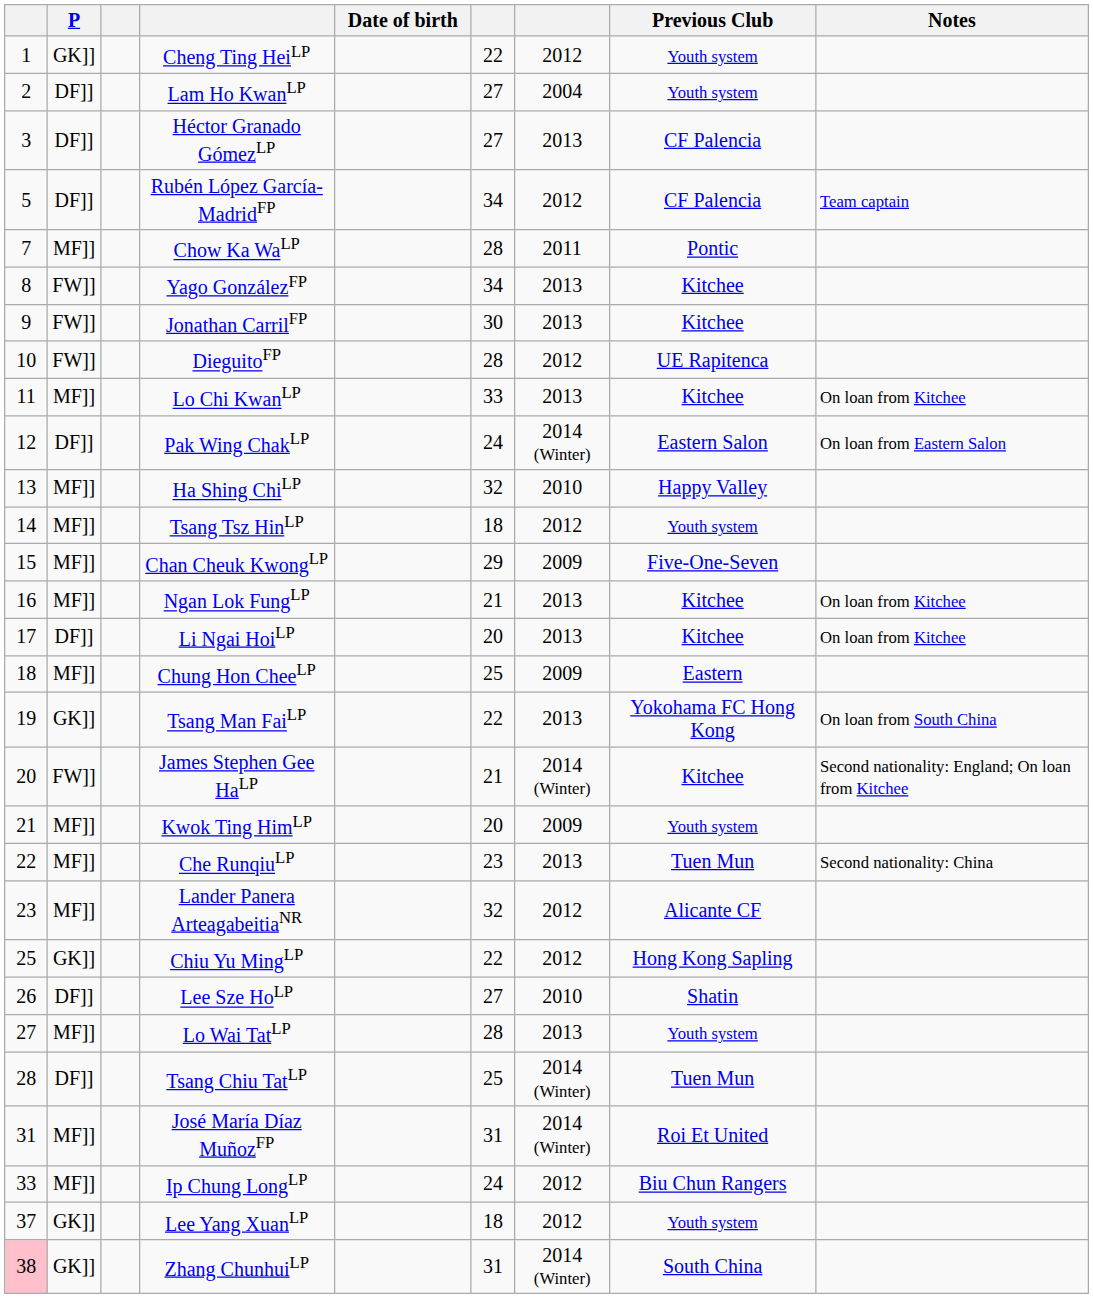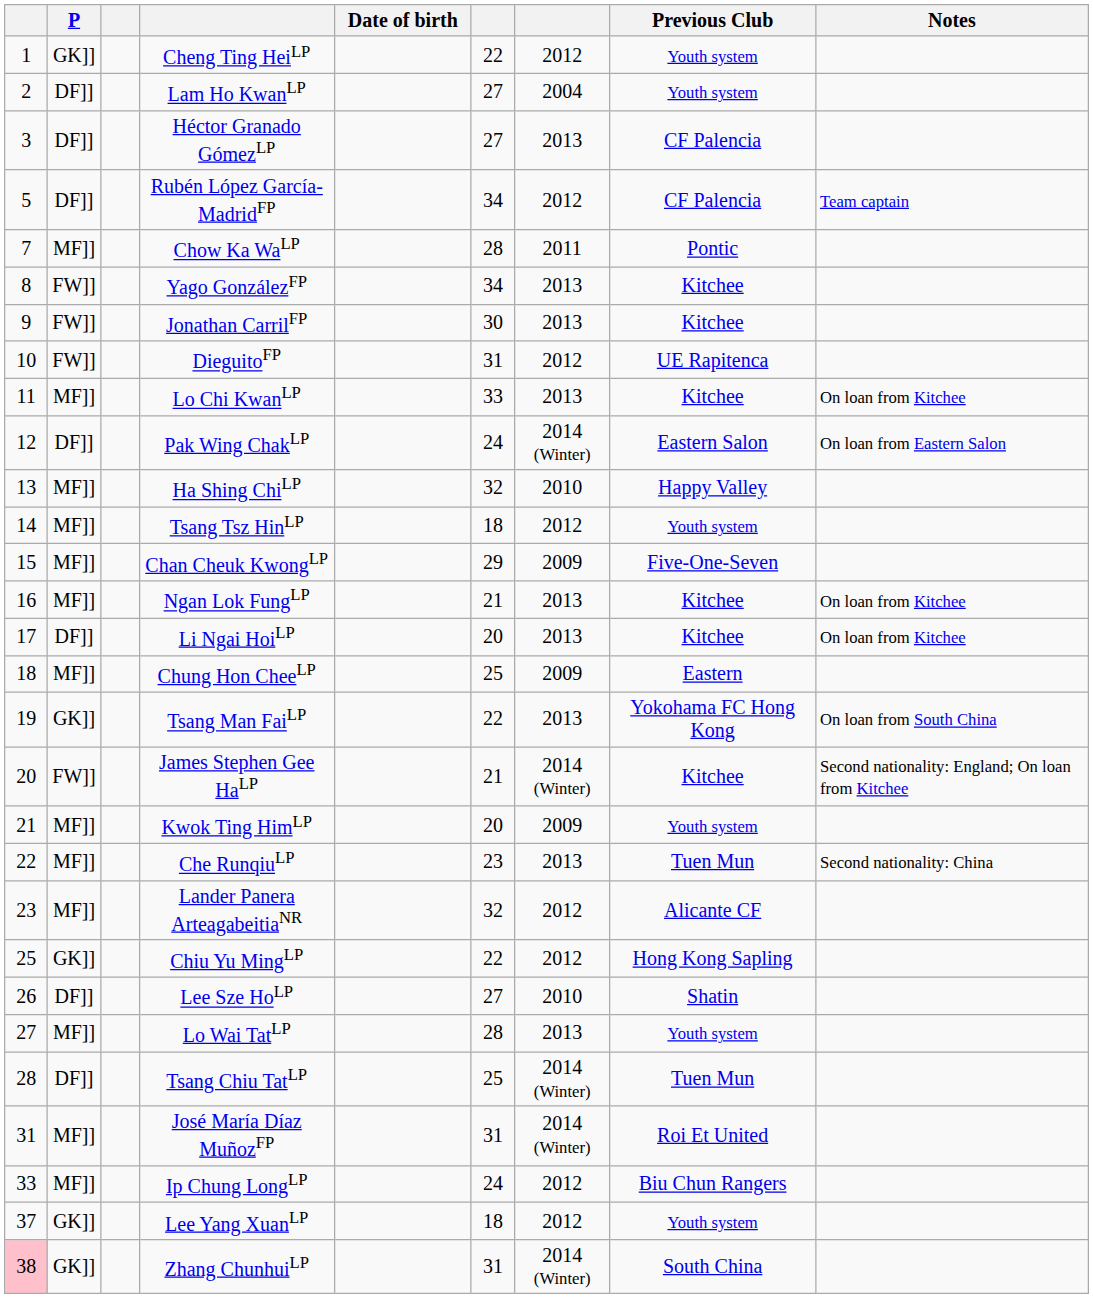(493, 359) 28 -> (493, 359) 31
